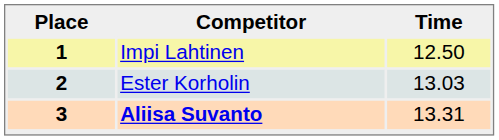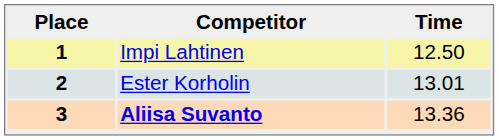(439, 83) 13.03 -> (439, 83) 13.01
(439, 114) 13.31 -> (439, 114) 13.36
